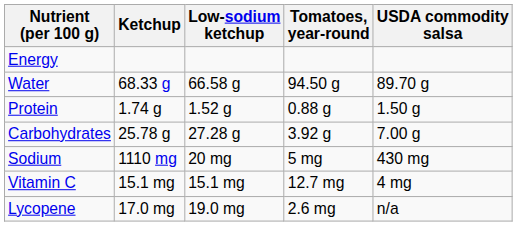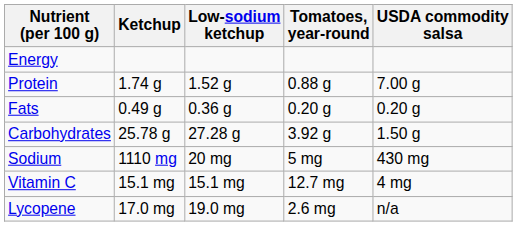- row: (29, 84)
(399, 109) 1.50 g -> (399, 84) 7.00 g
+ row: (23, 109)
(399, 134) 7.00 g -> (399, 134) 1.50 g
